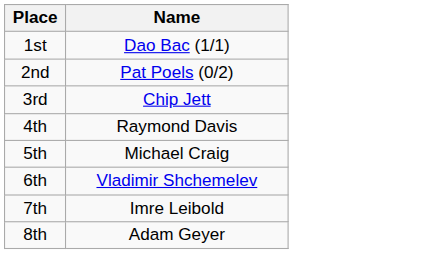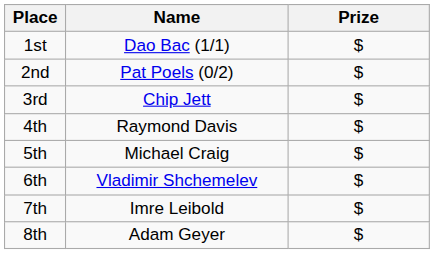+ column: (359, 18)
